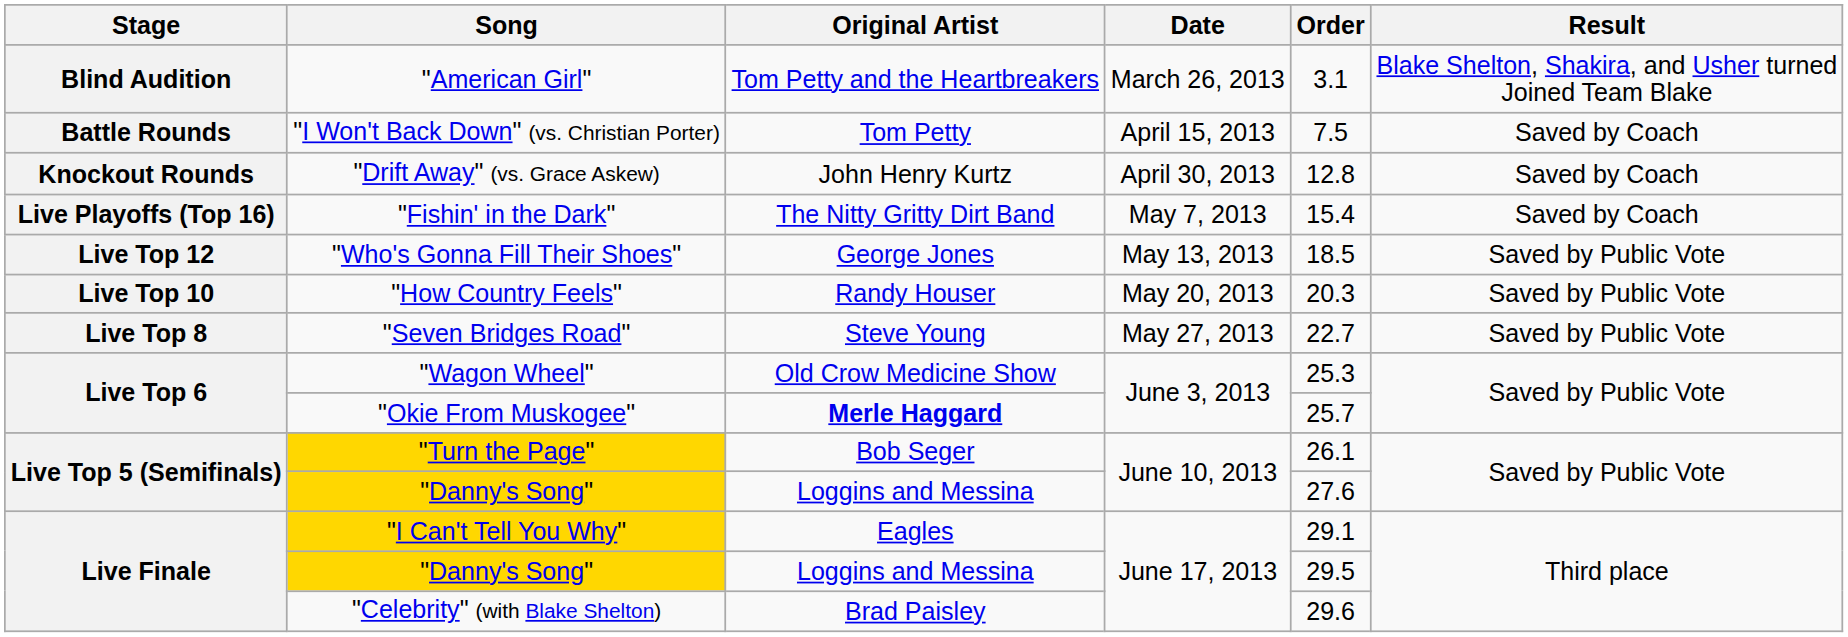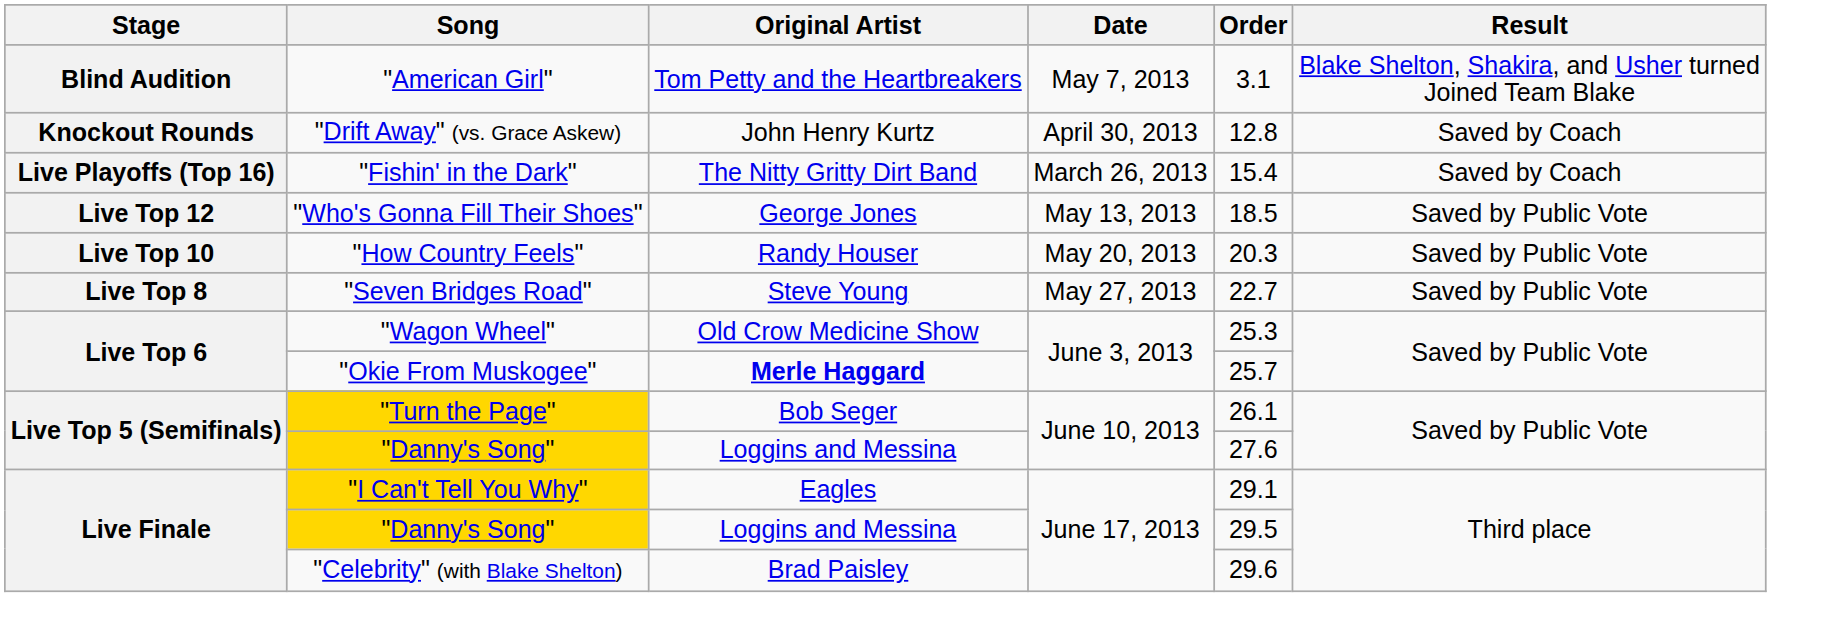(1198, 79) March 26, 2013 -> (1120, 79) May 7, 2013
- row: (146, 133)
(1198, 215) May 7, 2013 -> (1120, 173) March 26, 2013
